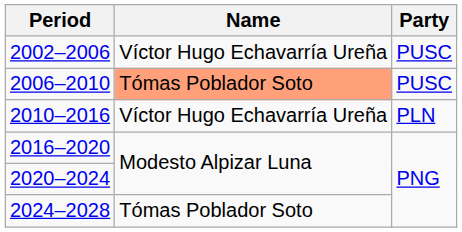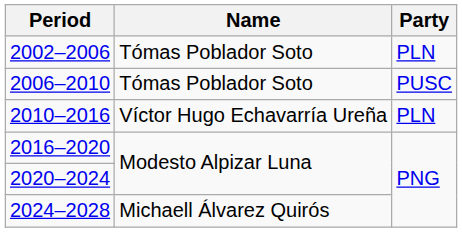(253, 52) Víctor Hugo Echavarría Ureña -> (216, 52) Tómas Poblador Soto
(424, 52) PUSC -> (416, 52) PLN
(216, 83) lightsalmon background -> (216, 83) no background
(216, 210) Tómas Poblador Soto -> (224, 210) Michaell Álvarez Quirós
